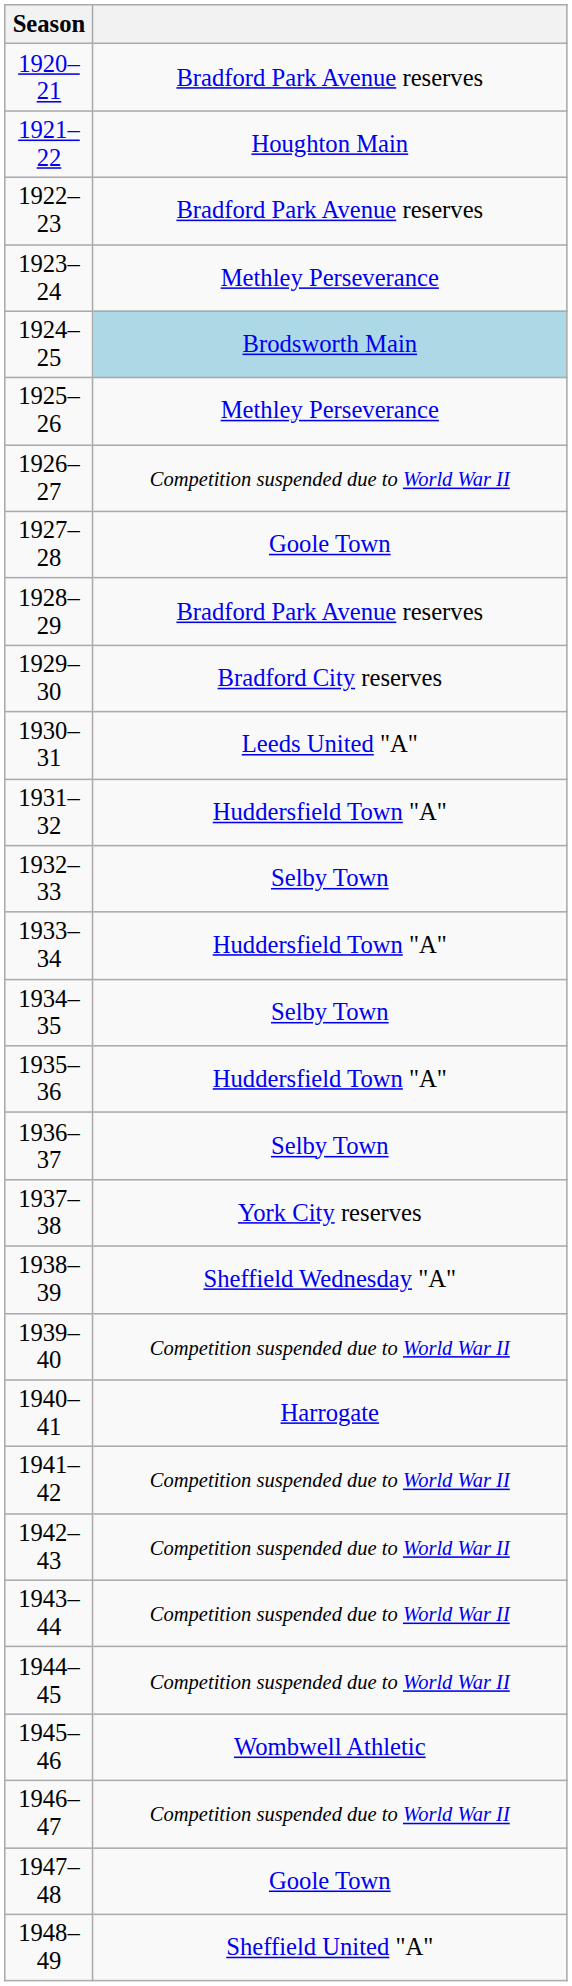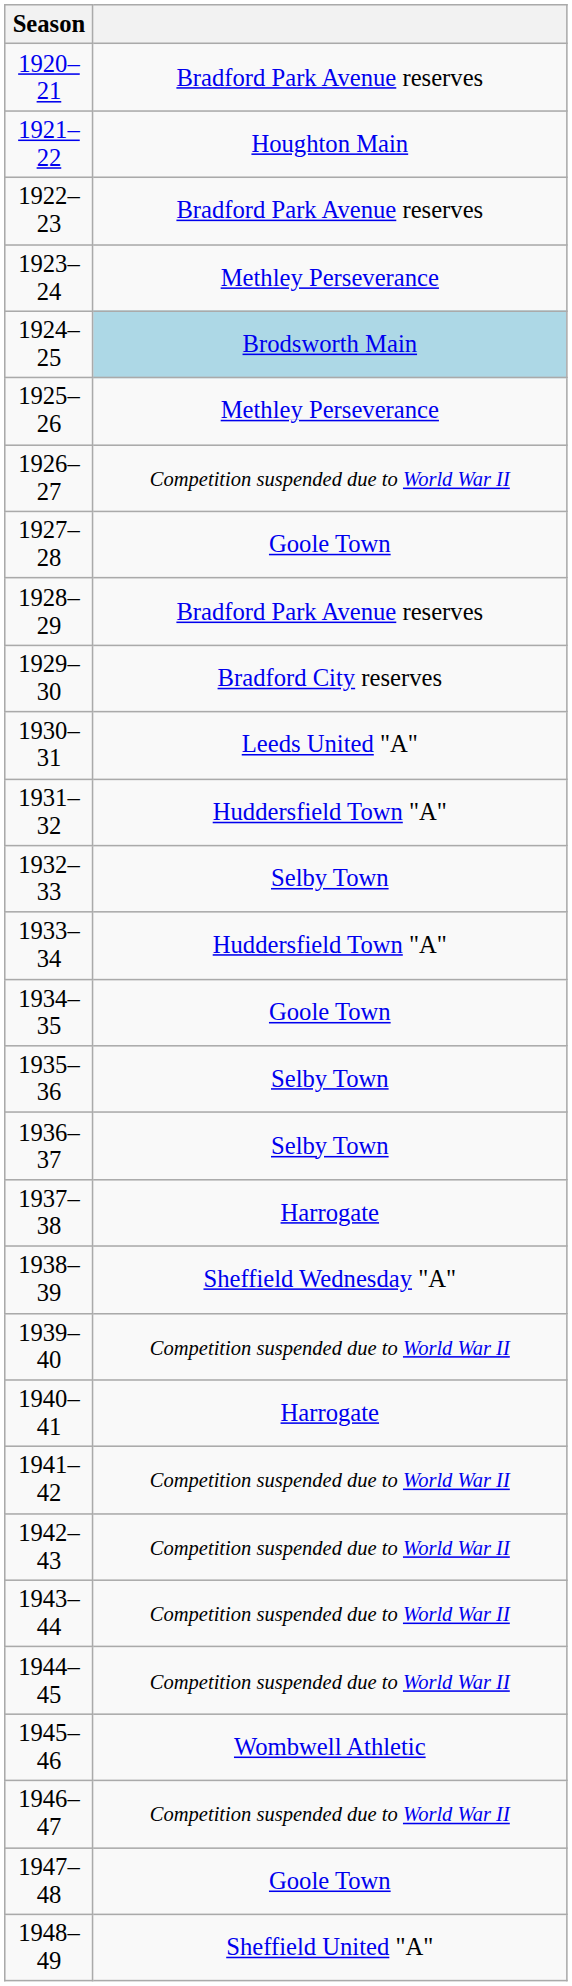(330, 1012) Selby Town -> (330, 1012) Goole Town
(330, 1078) Huddersfield Town "A" -> (330, 1078) Selby Town
(330, 1212) York City reserves -> (330, 1212) Harrogate
